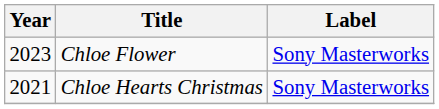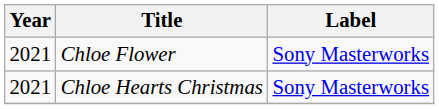(30, 53) 2023 -> (30, 53) 2021
